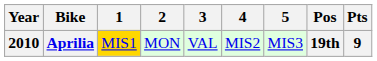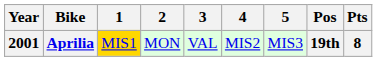(24, 43) 2010 -> (24, 43) 2001
(357, 43) 9 -> (357, 43) 8
